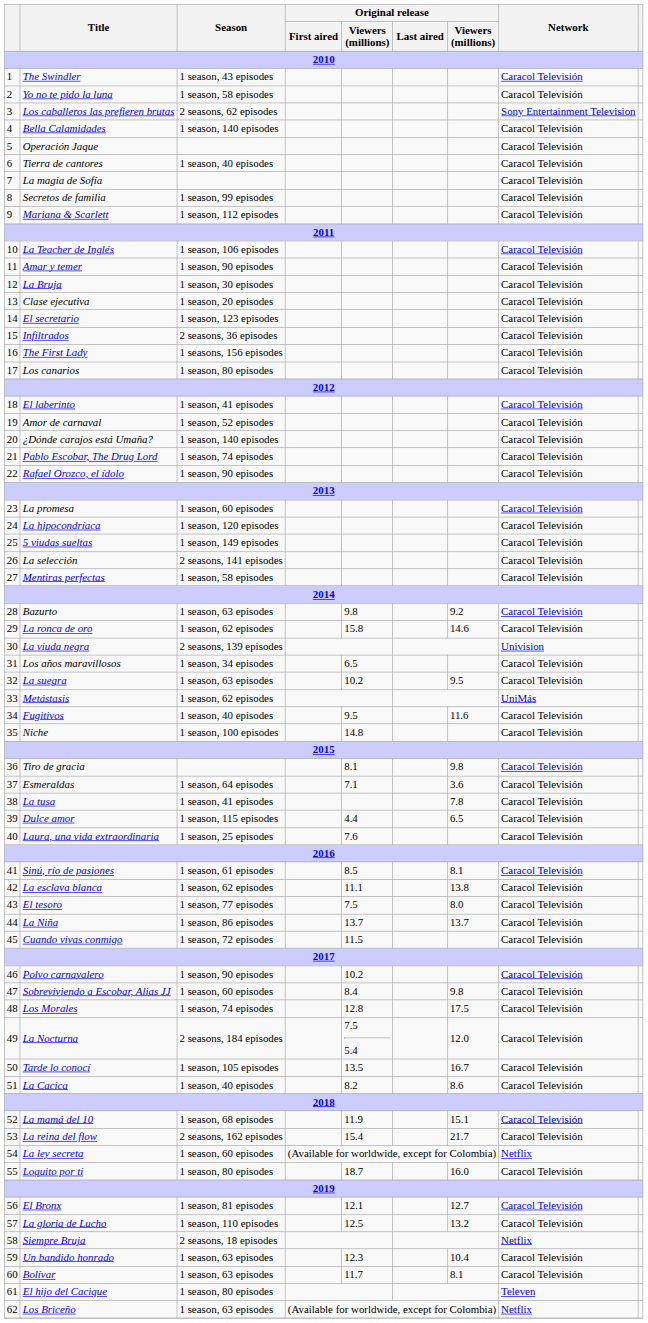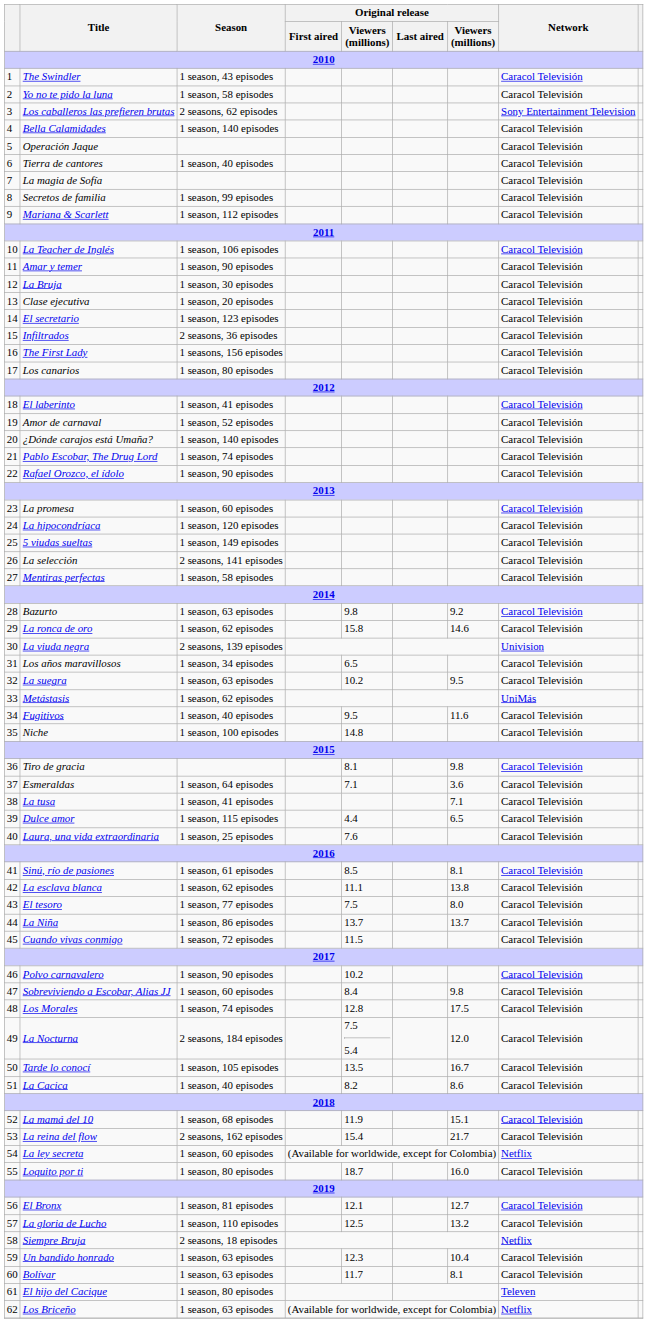(457, 801) 7.8 -> (457, 801) 7.1
